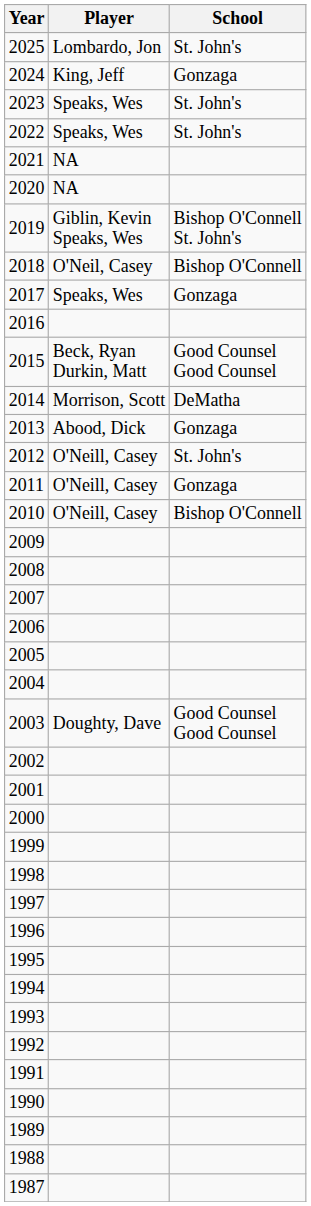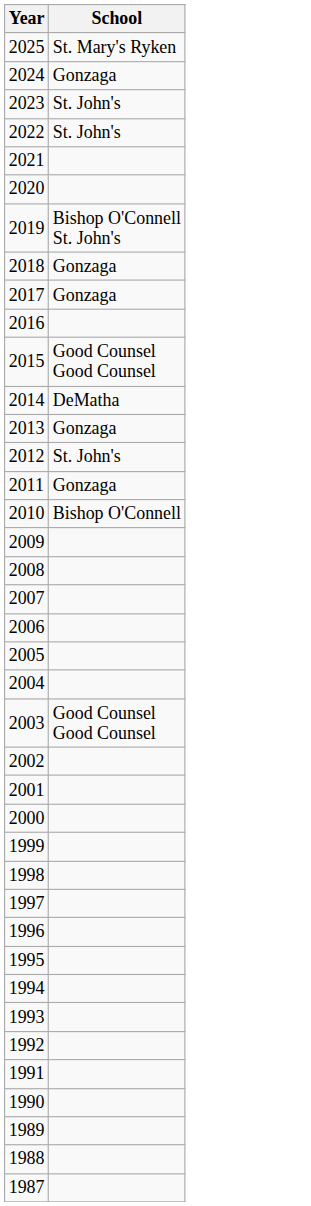- column: (109, 18)
(208, 47) St. John's -> (115, 47) St. Mary's Ryken
(238, 266) Bishop O'Connell -> (85, 266) Gonzaga
